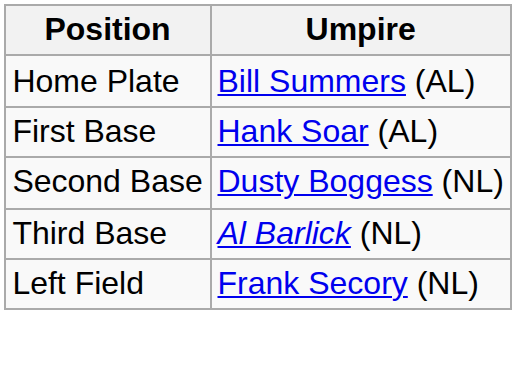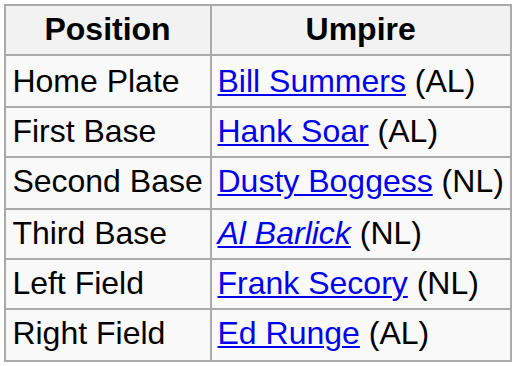+ row: (89, 334)
